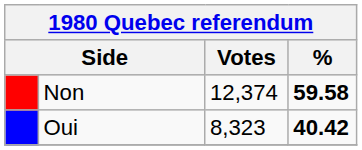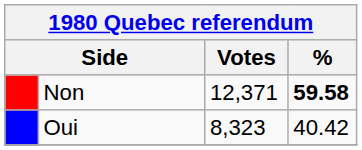(244, 93) 12,374 -> (244, 93) 12,371
(321, 128) bold -> (321, 128) normal
